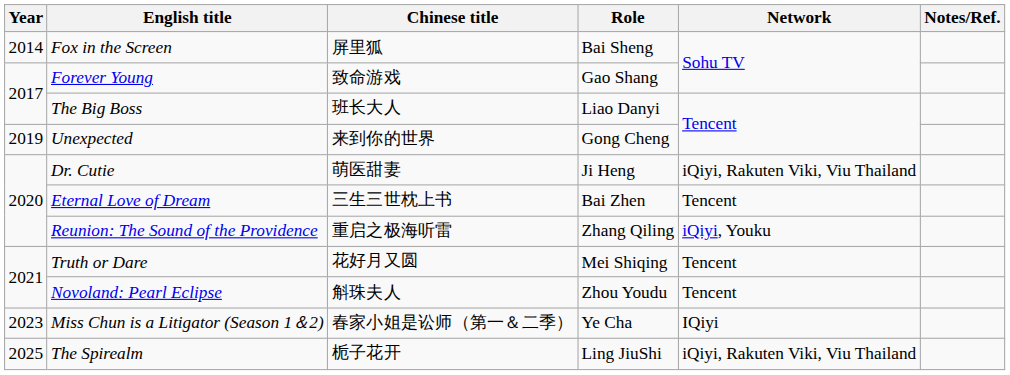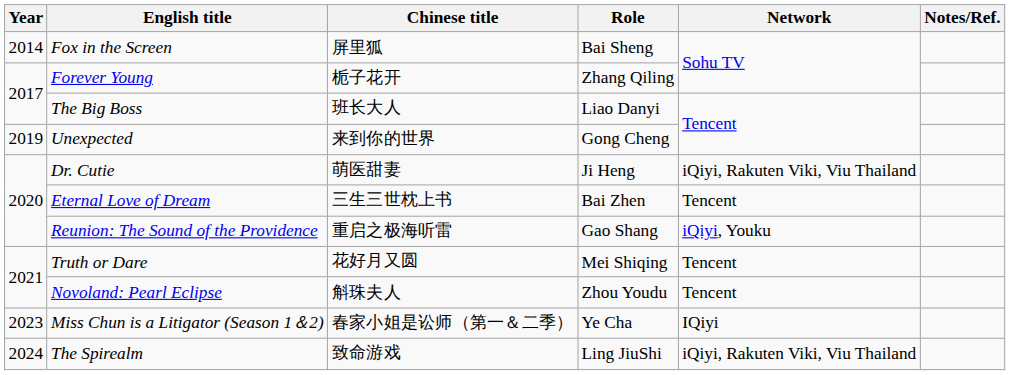(366, 77) 致命游戏 -> (366, 77) 栀子花开
(620, 77) Gao Shang -> (628, 77) Zhang Qiling
(628, 231) Zhang Qiling -> (620, 231) Gao Shang
(26, 353) 2025 -> (26, 353) 2024
(366, 353) 栀子花开 -> (366, 353) 致命游戏
